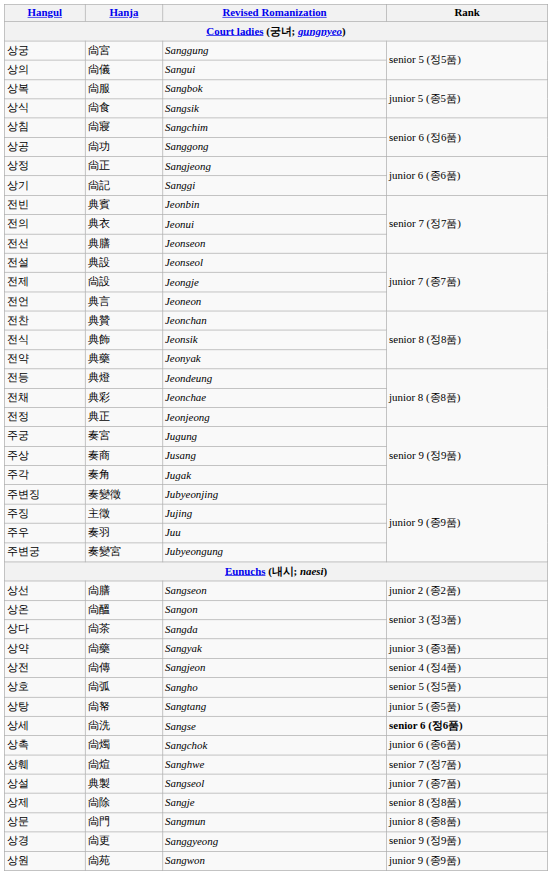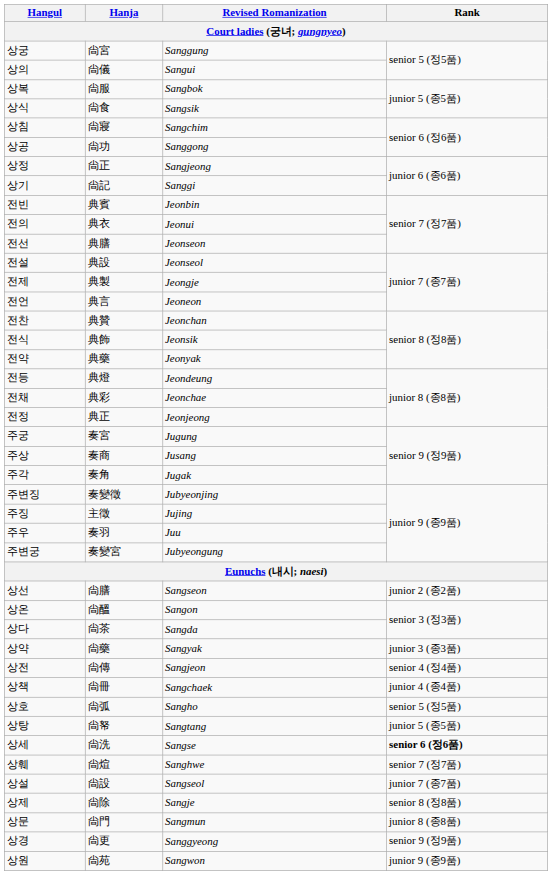(99, 281) 尙設 -> (99, 281) 典製
+ row: (18, 687)
- row: (18, 744)
(99, 783) 典製 -> (99, 783) 尙設
